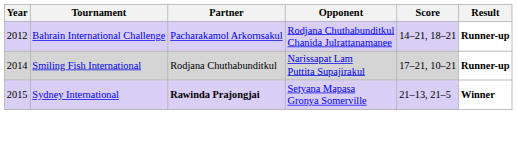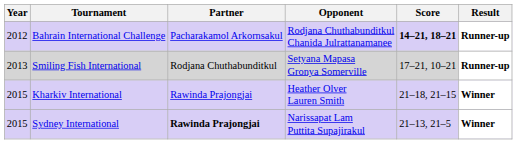(428, 36) normal -> (428, 36) bold
(17, 66) 2014 -> (17, 66) 2013
(326, 66) Narissapat Lam Puttita Supajirakul -> (327, 66) Setyana Mapasa Gronya Somerville
+ row: (77, 95)
(327, 95) Setyana Mapasa Gronya Somerville -> (326, 124) Narissapat Lam Puttita Supajirakul
